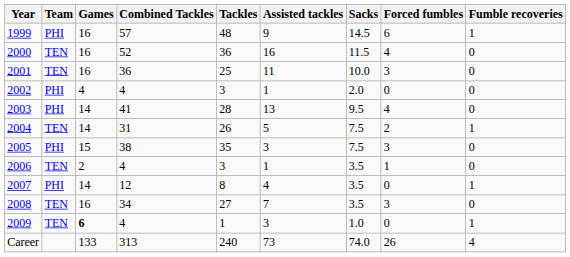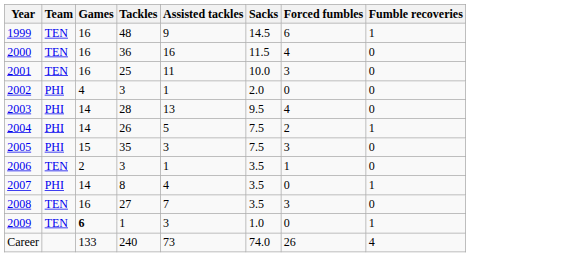- column: (166, 14)
(54, 33) PHI -> (56, 33) TEN
(56, 128) TEN -> (54, 128) PHI
